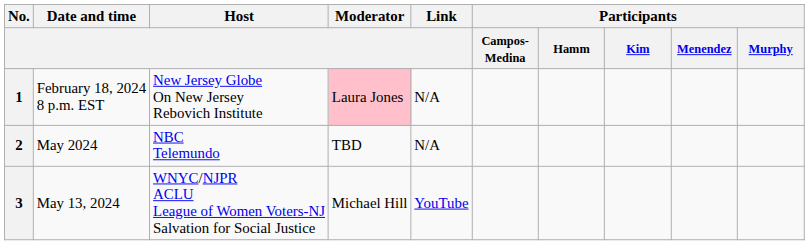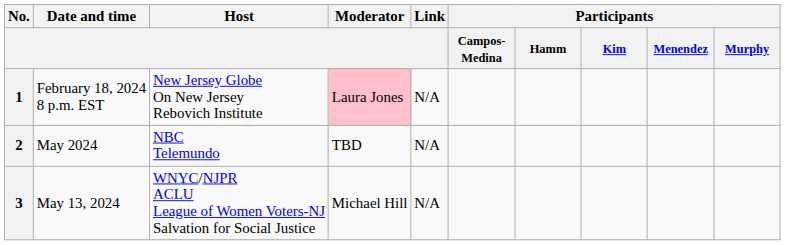(441, 202) YouTube -> (427, 202) N/A
